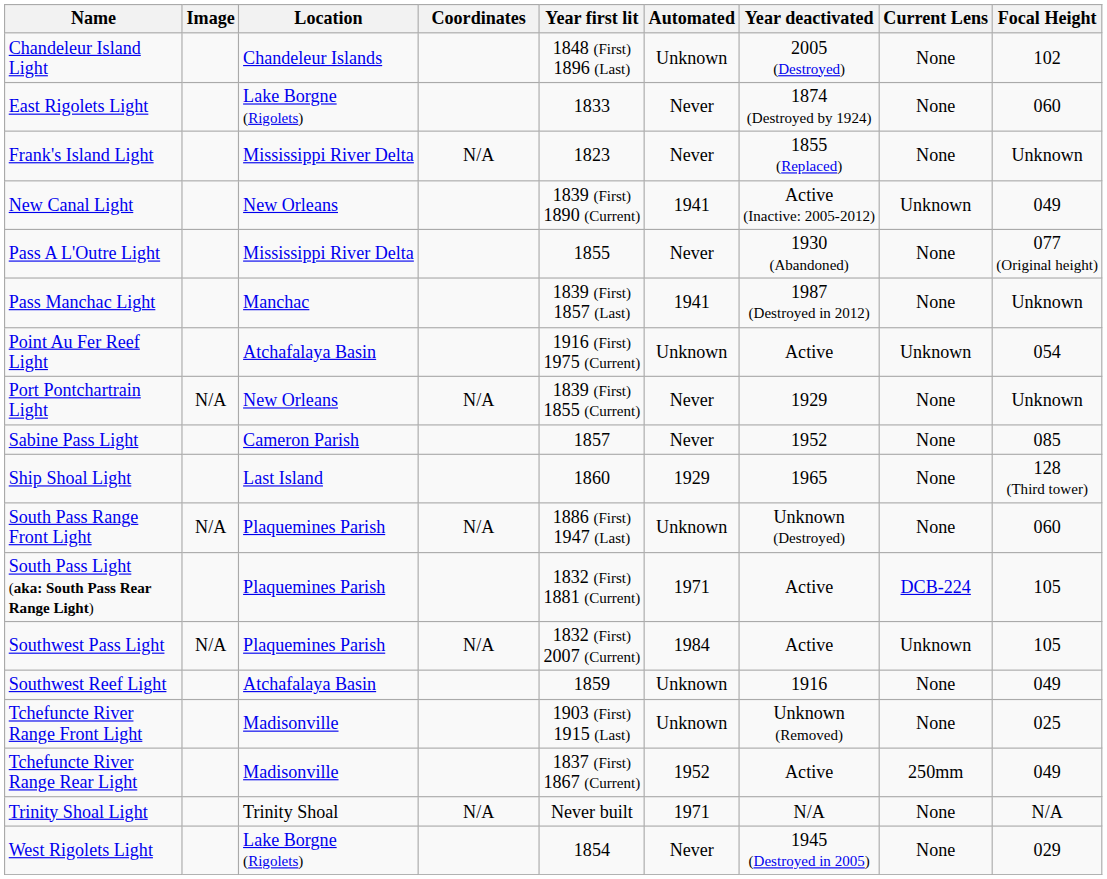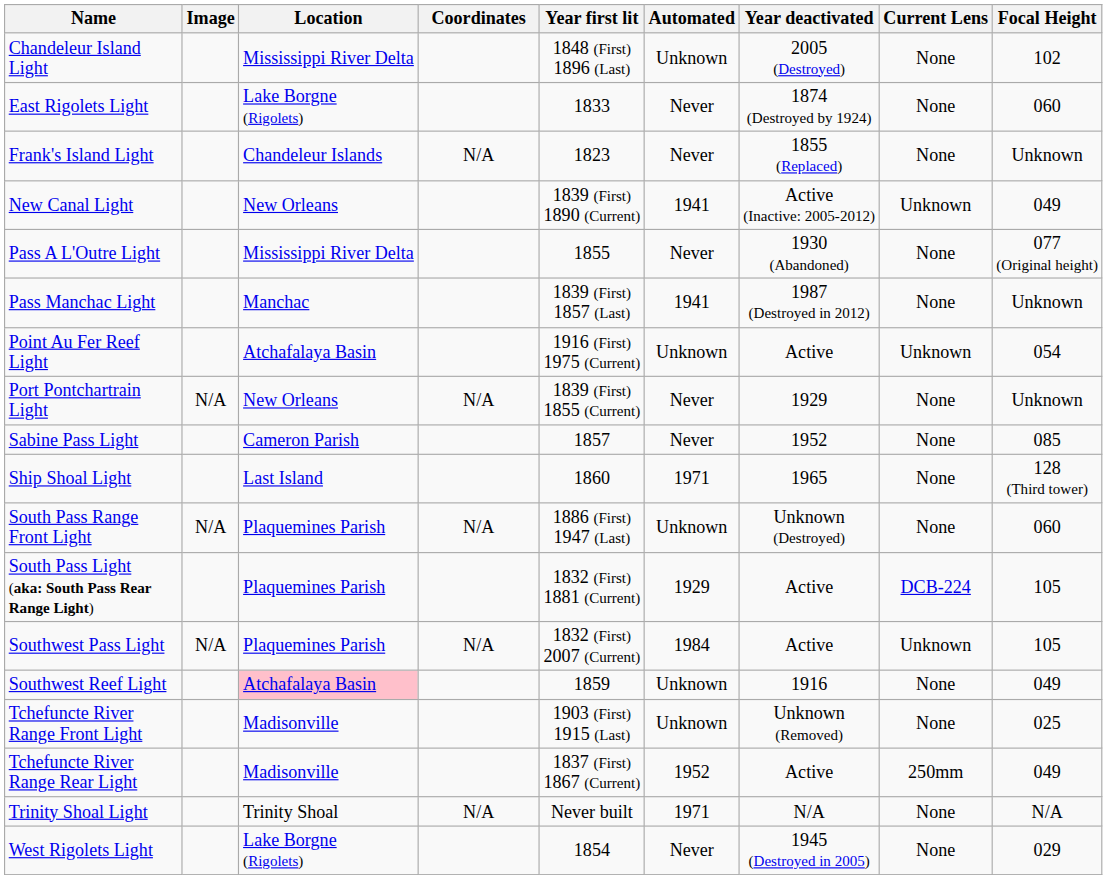(313, 57) Chandeleur Islands -> (328, 57) Mississippi River Delta
(328, 155) Mississippi River Delta -> (313, 155) Chandeleur Islands
(692, 478) 1929 -> (692, 478) 1971
(692, 586) 1971 -> (692, 586) 1929
(310, 684) no background -> (310, 684) pink background
